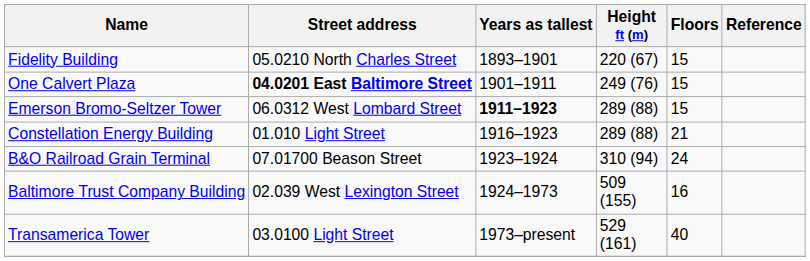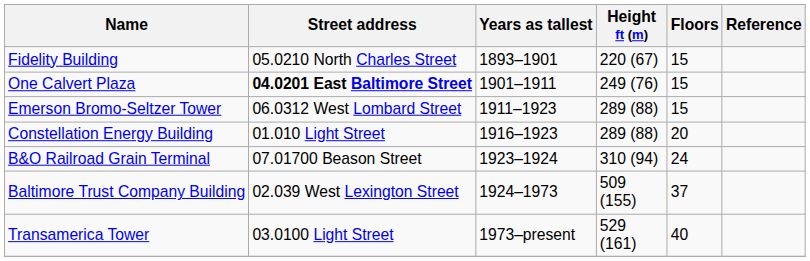(518, 109) bold -> (518, 109) normal
(679, 134) 21 -> (679, 134) 20
(679, 192) 16 -> (679, 192) 37
